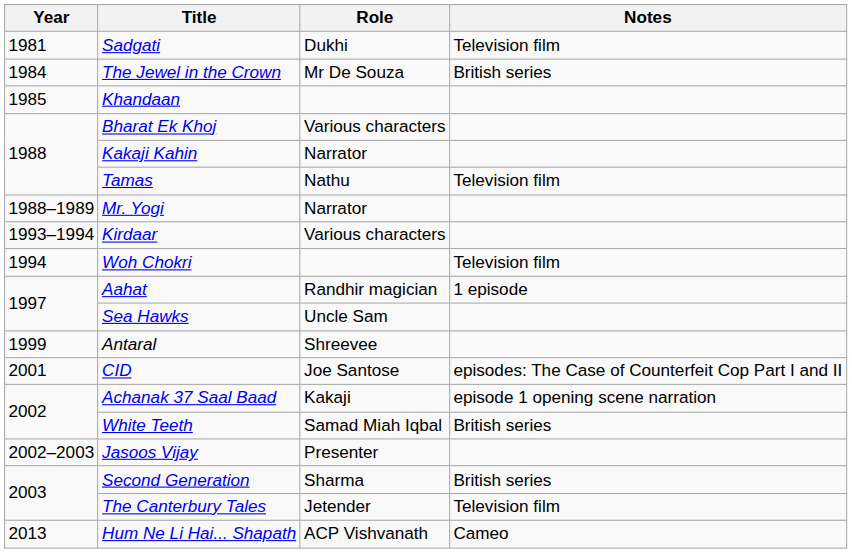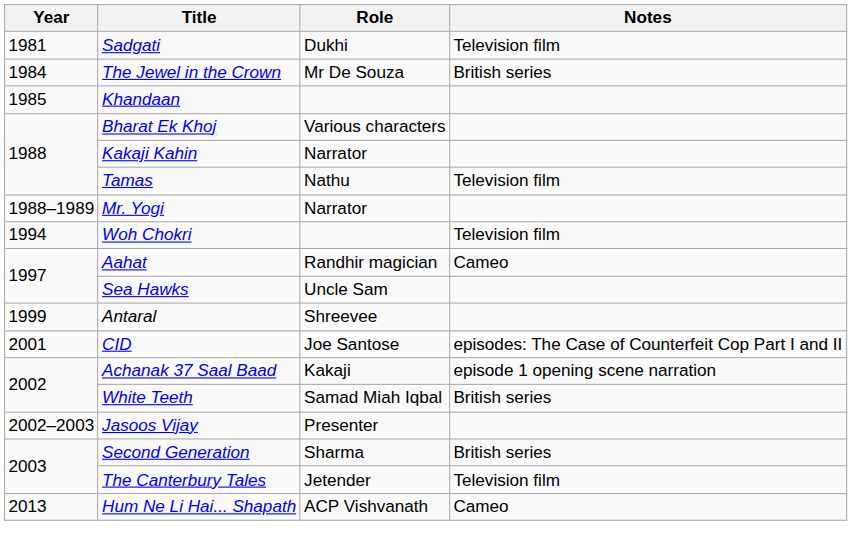- row: (130, 235)
(491, 289) 1 episode -> (481, 262) Cameo
